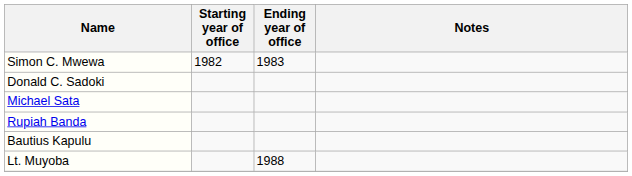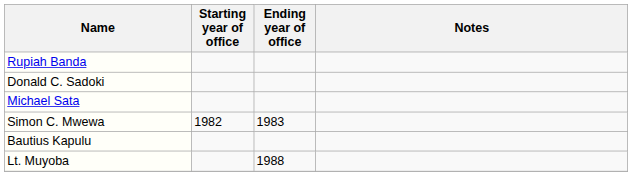rows swapped: (56, 62) <-> (47, 121)
